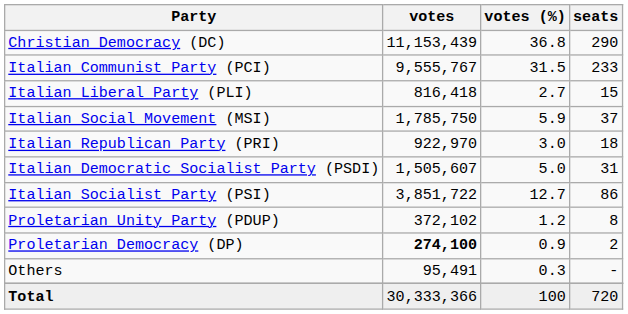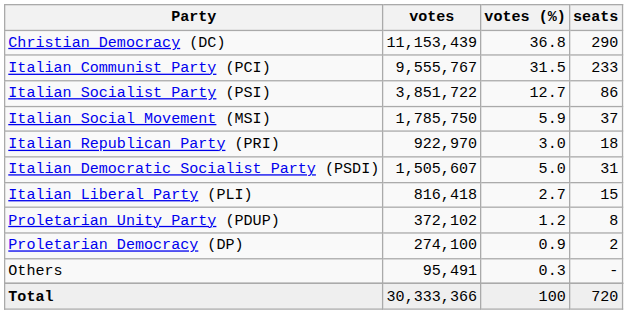rows swapped: (140, 195) <-> (130, 93)
(445, 245) bold -> (445, 245) normal
